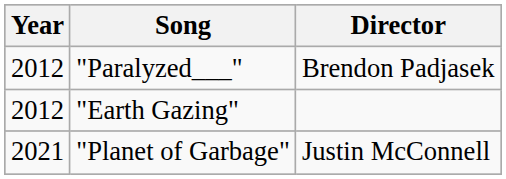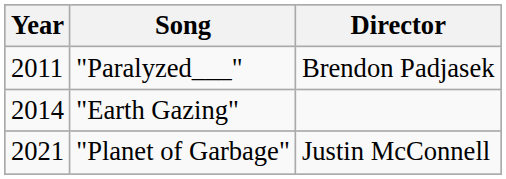(38, 67) 2012 -> (37, 67) 2011
(38, 109) 2012 -> (38, 109) 2014
